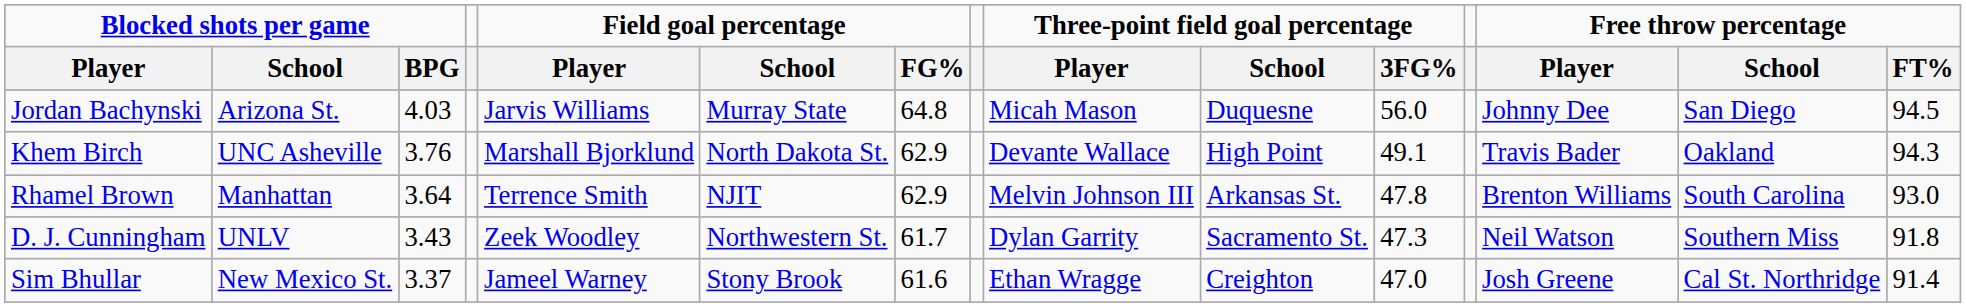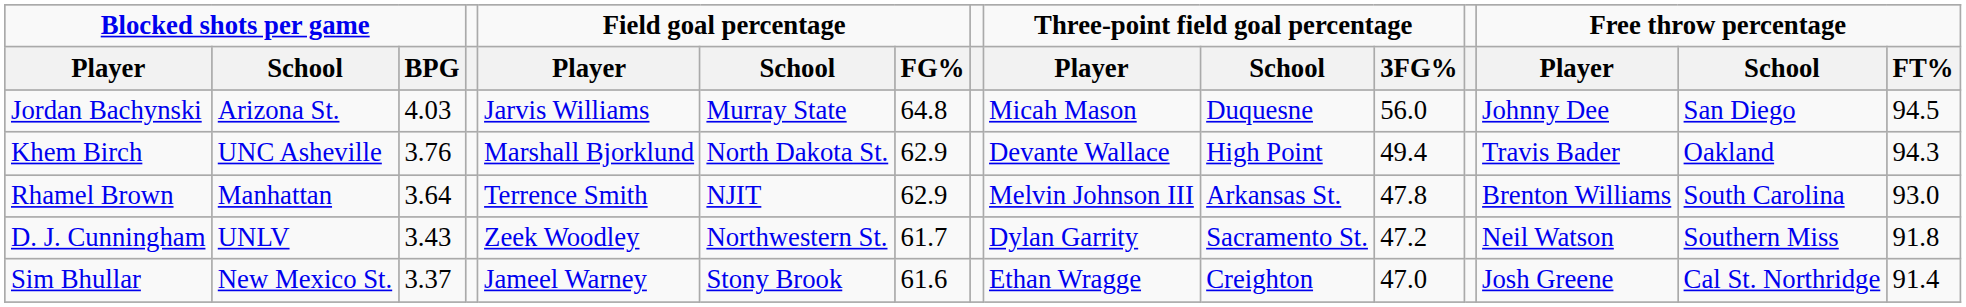(1404, 152) 49.1 -> (1404, 152) 49.4
(1404, 237) 47.3 -> (1404, 237) 47.2
